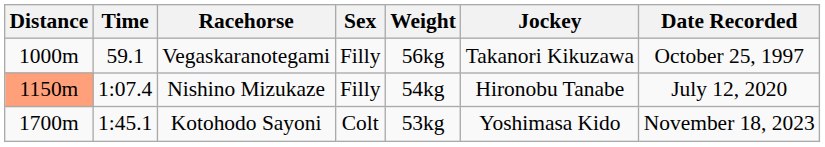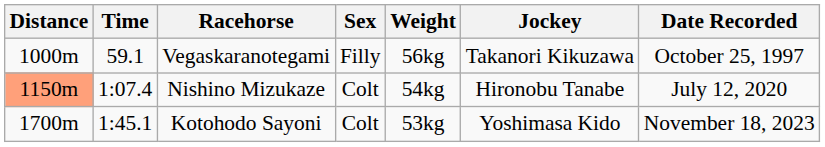(360, 89) Filly -> (360, 89) Colt
